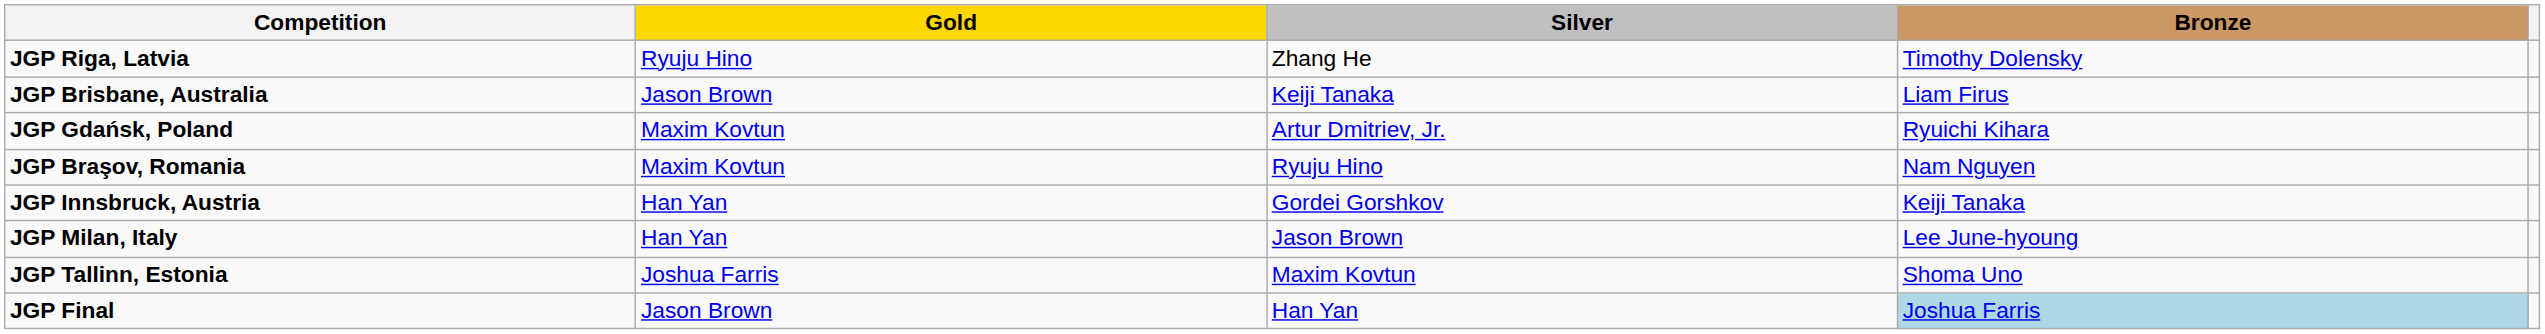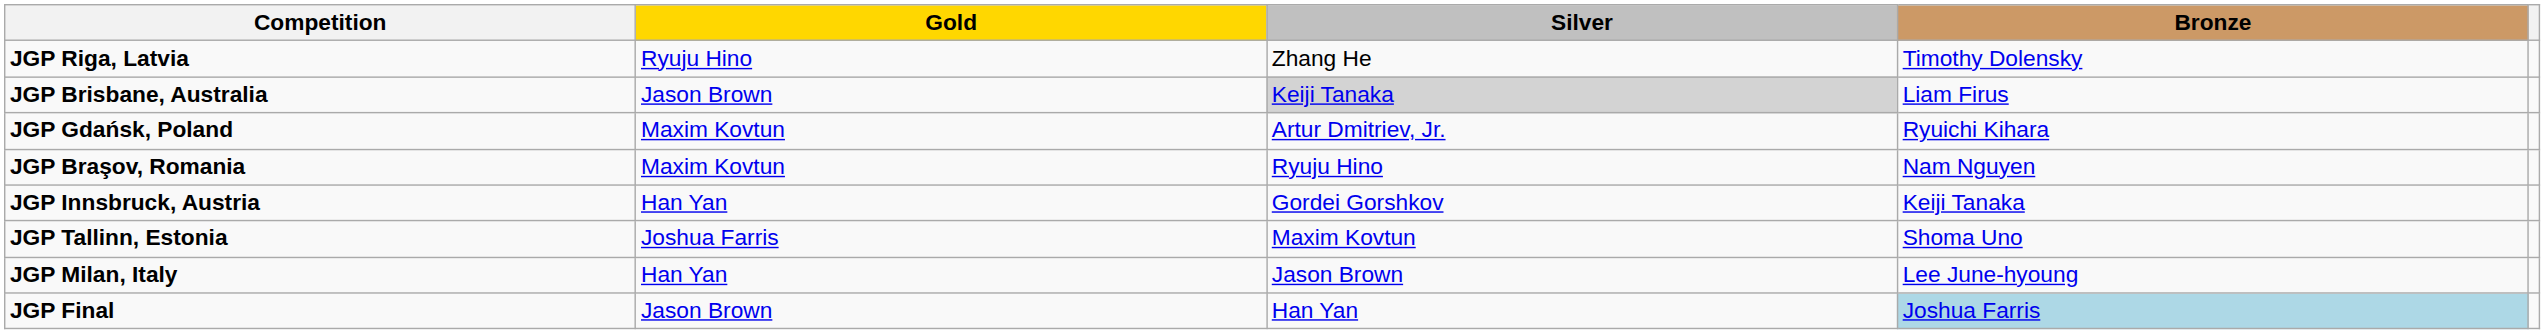(1333, 94) no background -> (1333, 94) lightgrey background
rows swapped: (94, 238) <-> (119, 274)
